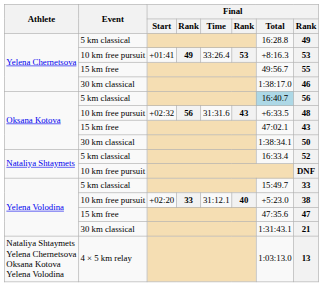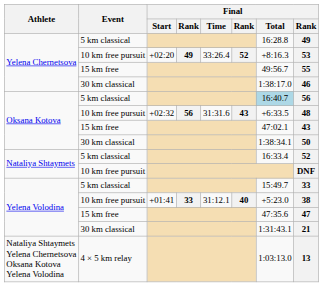(162, 55) +01:41 -> (162, 55) +02:20
(244, 55) 53 -> (244, 55) 52
(162, 200) +02:20 -> (162, 200) +01:41
